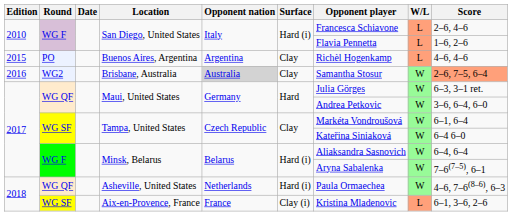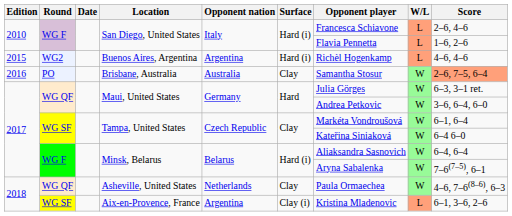(48, 58) PO -> (53, 58) WG2
(289, 58) Clay -> (295, 58) Hard (i)
(53, 74) WG2 -> (48, 74) PO
(222, 74) lightgrey background -> (222, 74) no background
(295, 186) Hard (i) -> (289, 186) Clay
(218, 203) France -> (224, 203) Argentina
